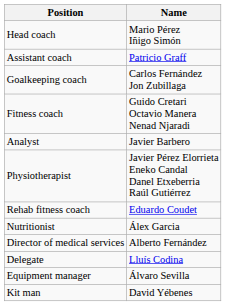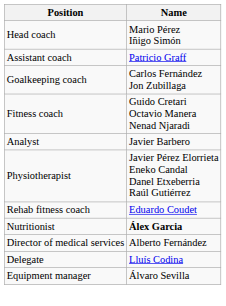(154, 226) normal -> (156, 226) bold
- row: (24, 292)
